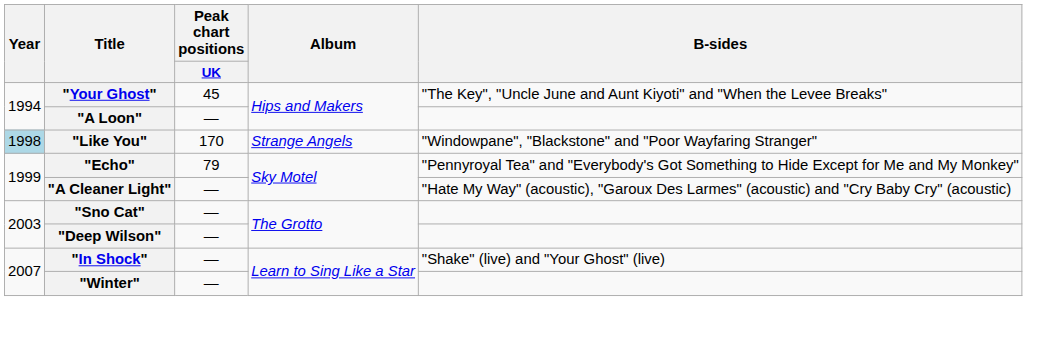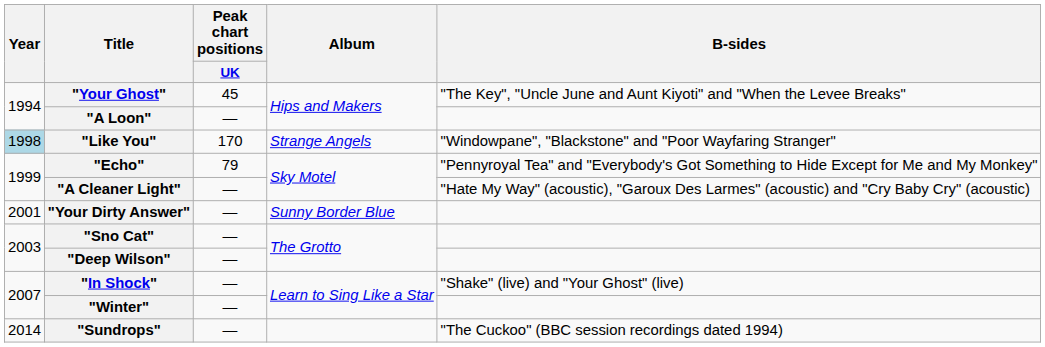+ row: (119, 212)
+ row: (119, 330)
